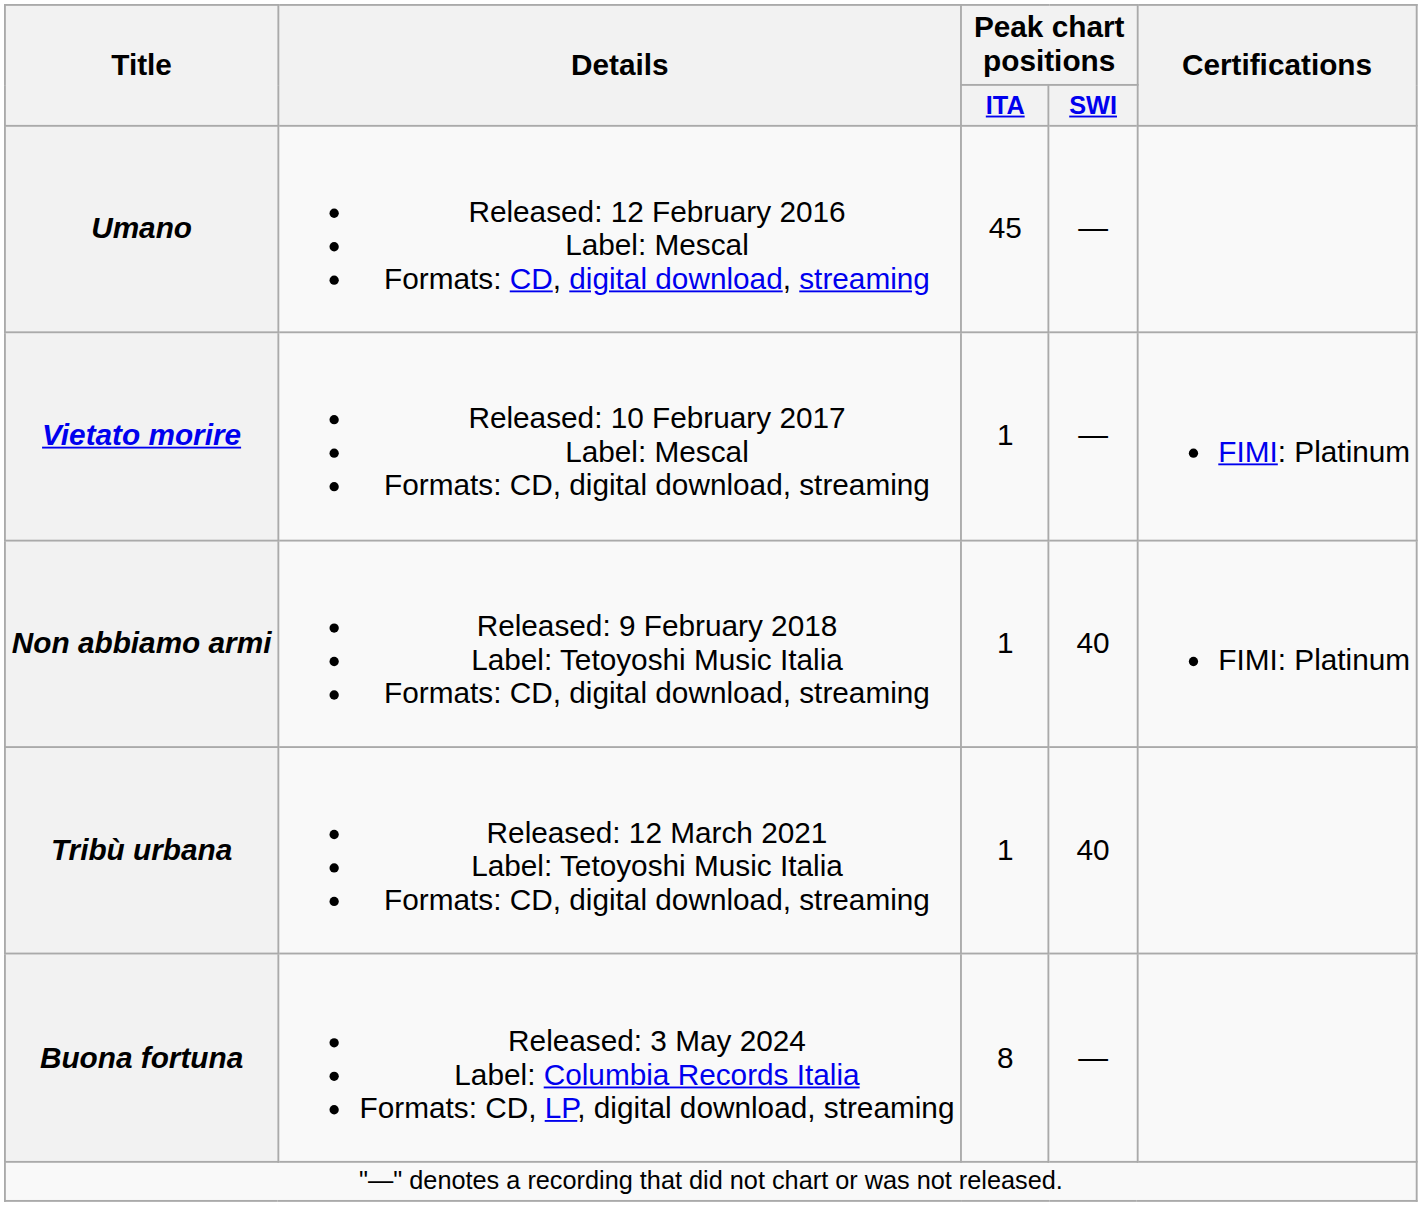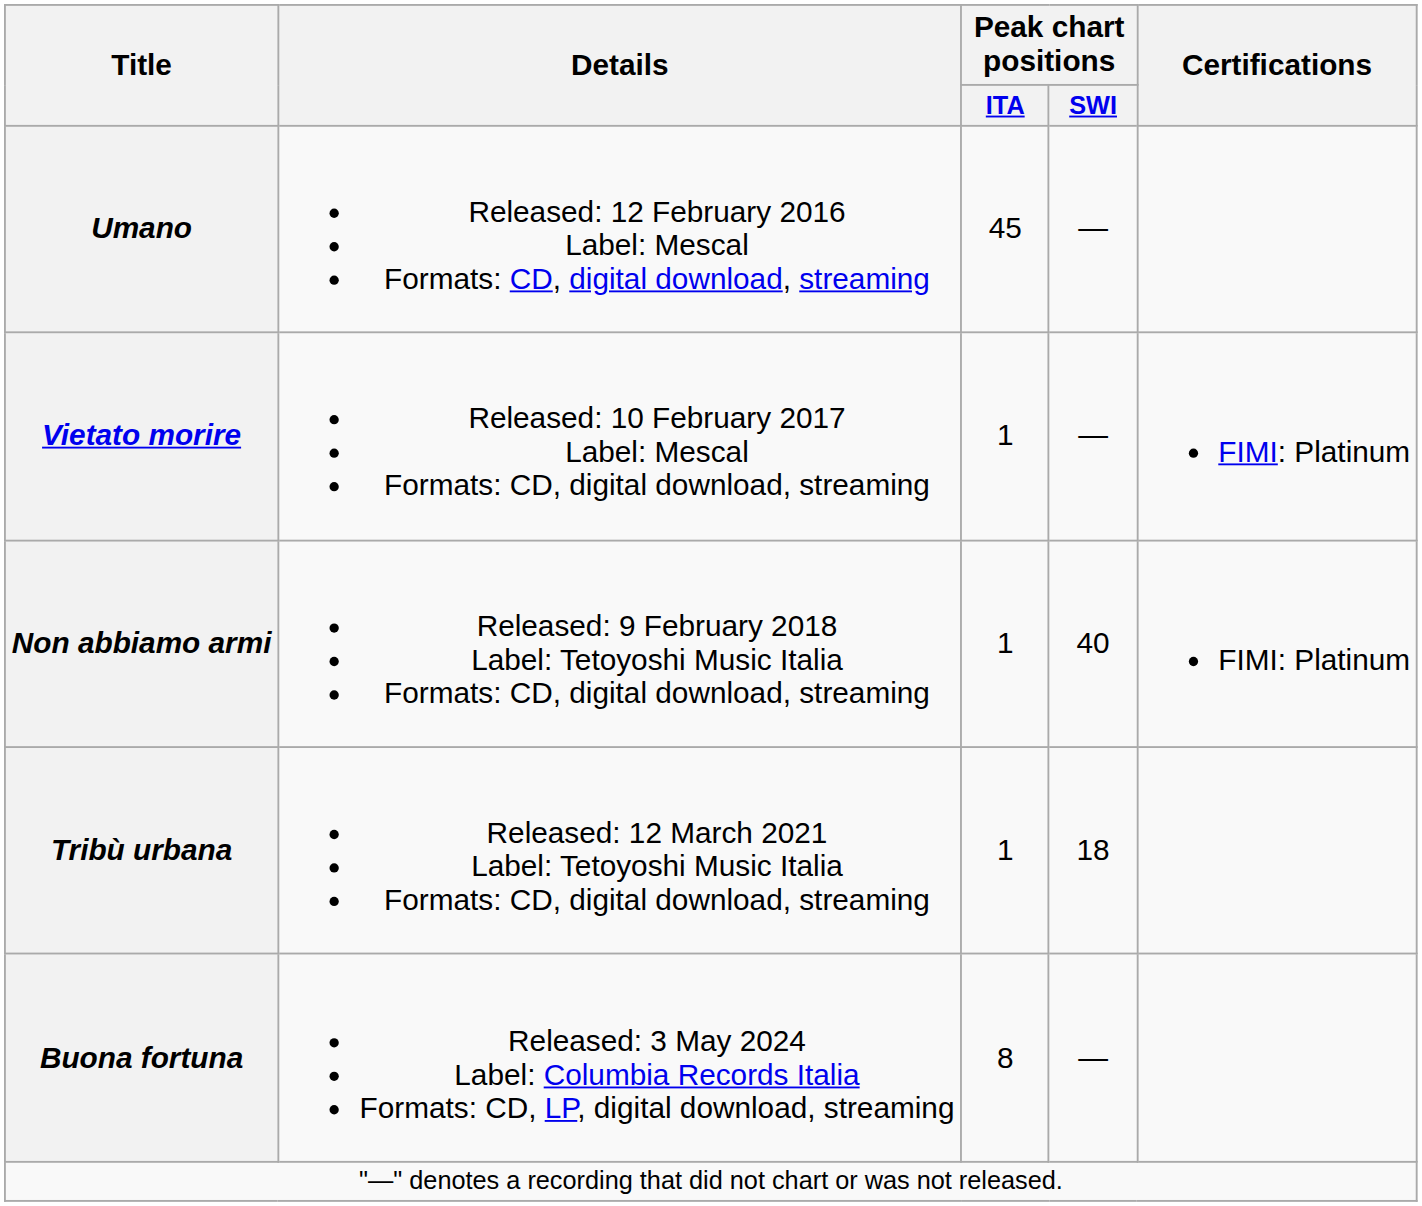(1093, 850) 40 -> (1093, 850) 18
